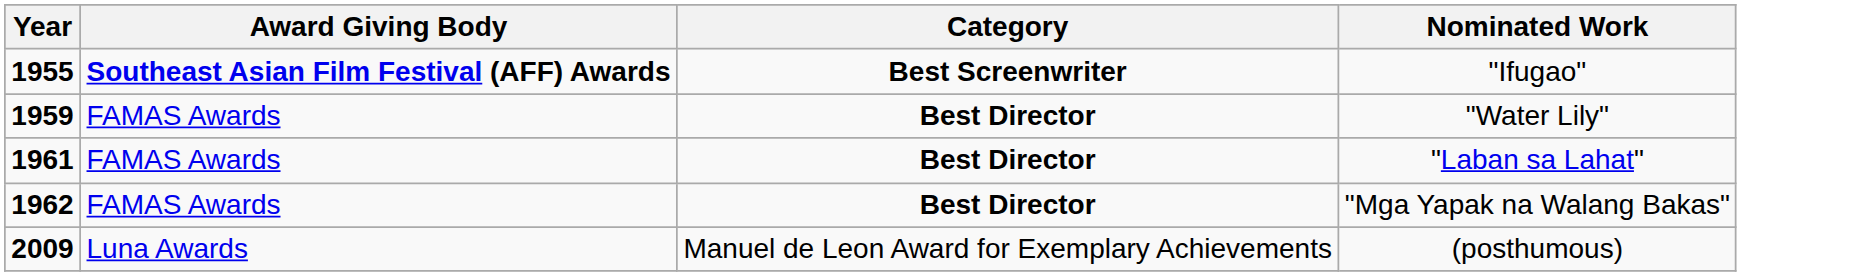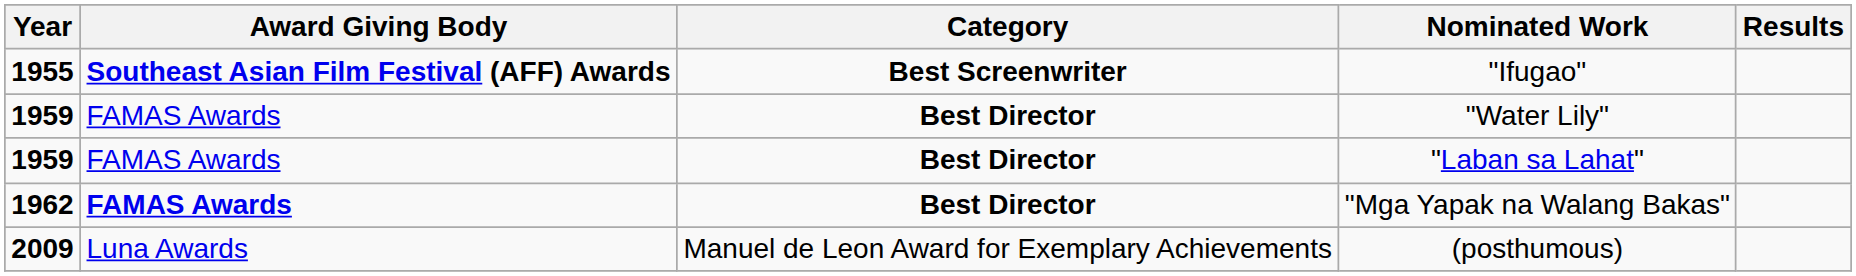+ column: (1793, 26)
(42, 159) 1961 -> (42, 159) 1959
(184, 204) normal -> (189, 204) bold
